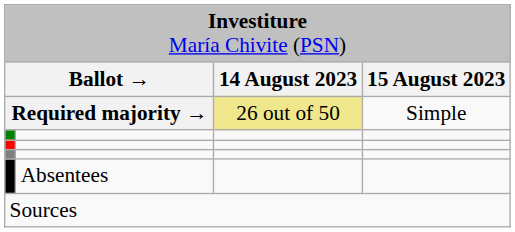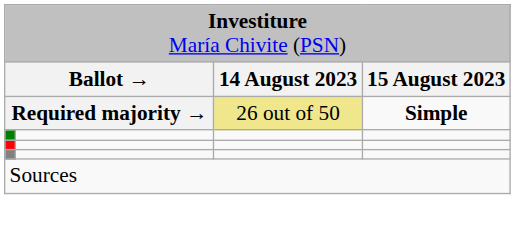(436, 112) normal -> (436, 112) bold
- row: (10, 176)
